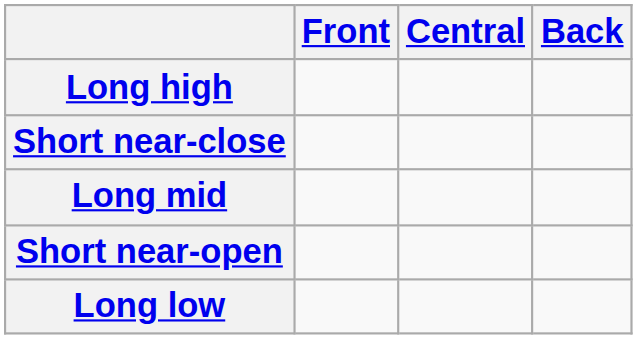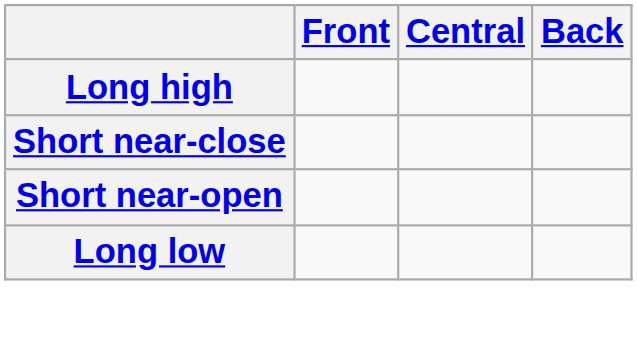- row: (149, 196)
